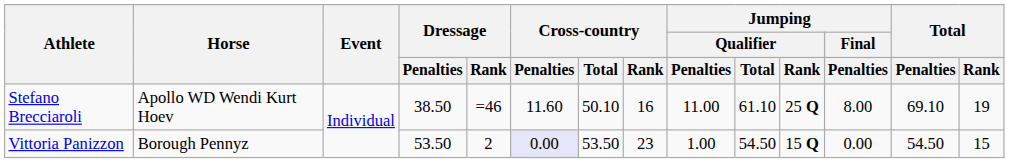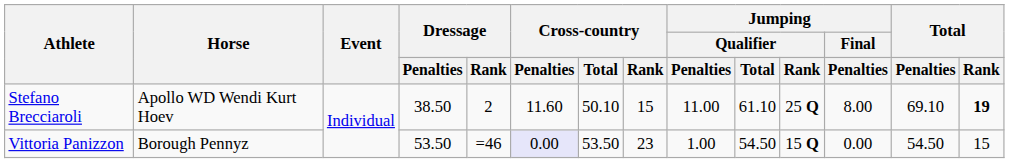(489, 107) =46 -> (489, 107) 2
(645, 107) 16 -> (645, 107) 15
(981, 107) normal -> (981, 107) bold
(489, 144) 2 -> (489, 144) =46
